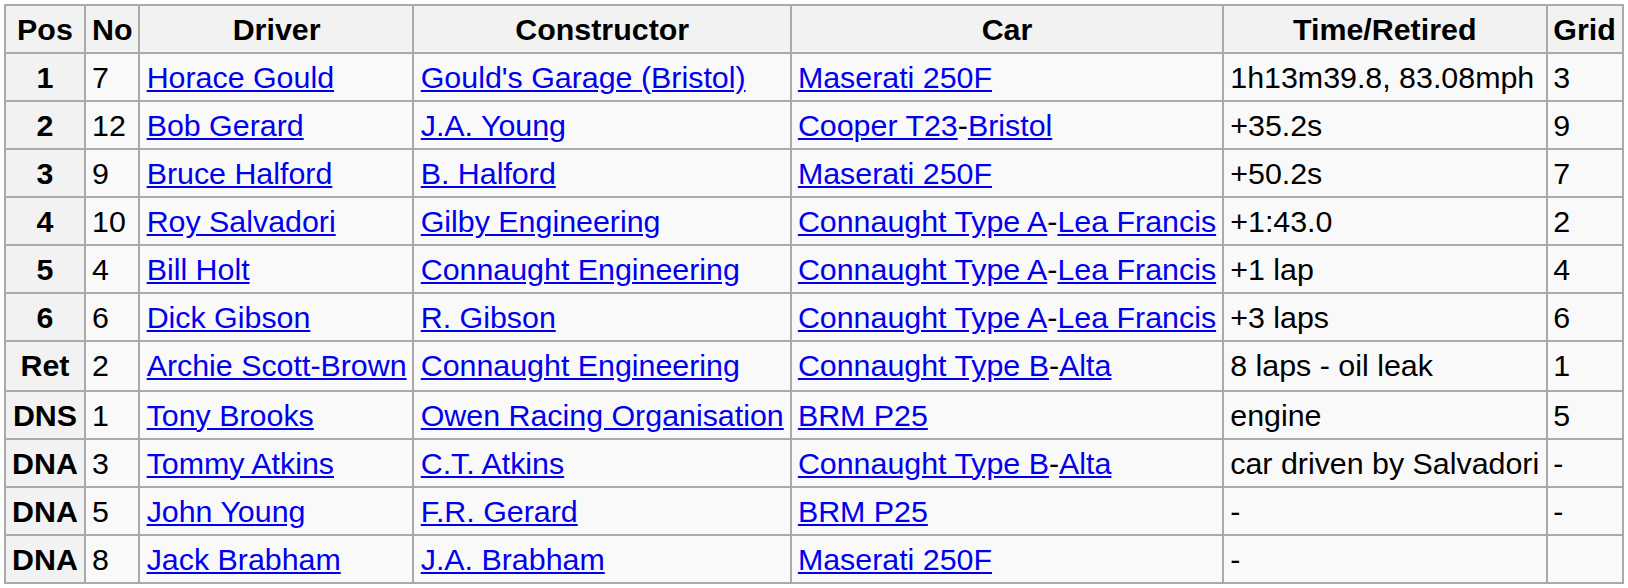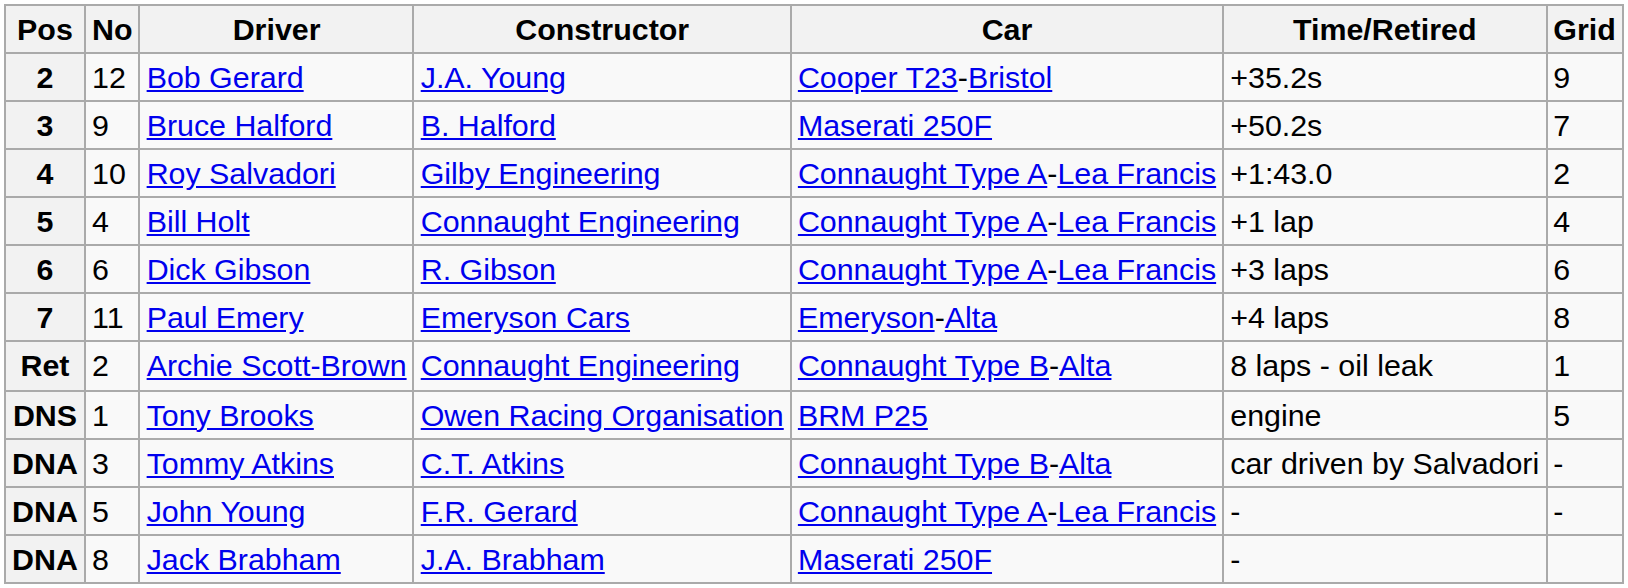- row: (240, 77)
+ row: (225, 318)
(863, 510) BRM P25 -> (1007, 510) Connaught Type A-Lea Francis
